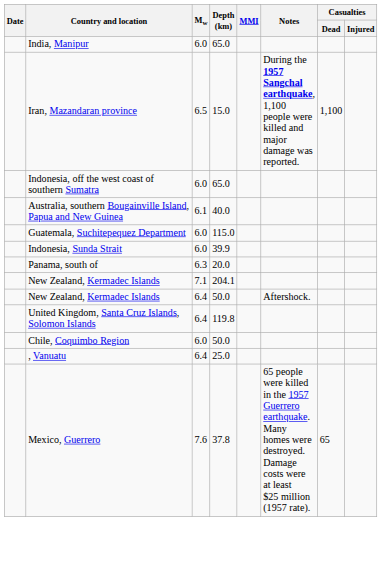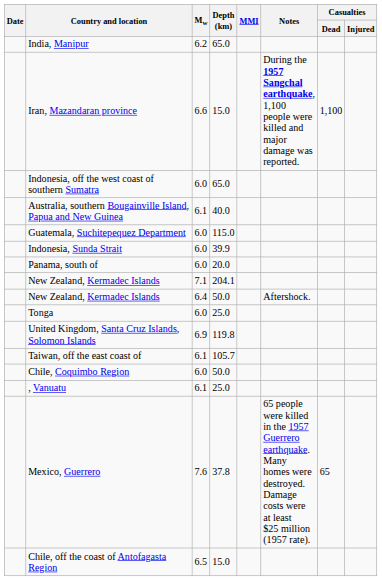(201, 44) 6.0 -> (201, 44) 6.2
(201, 111) 6.5 -> (201, 111) 6.6
(201, 265) 6.3 -> (201, 265) 6.0
+ row: (41, 313)
(201, 318) 6.4 -> (201, 334) 6.9
+ row: (85, 356)
(201, 356) 6.4 -> (201, 388) 6.1
+ row: (97, 562)
